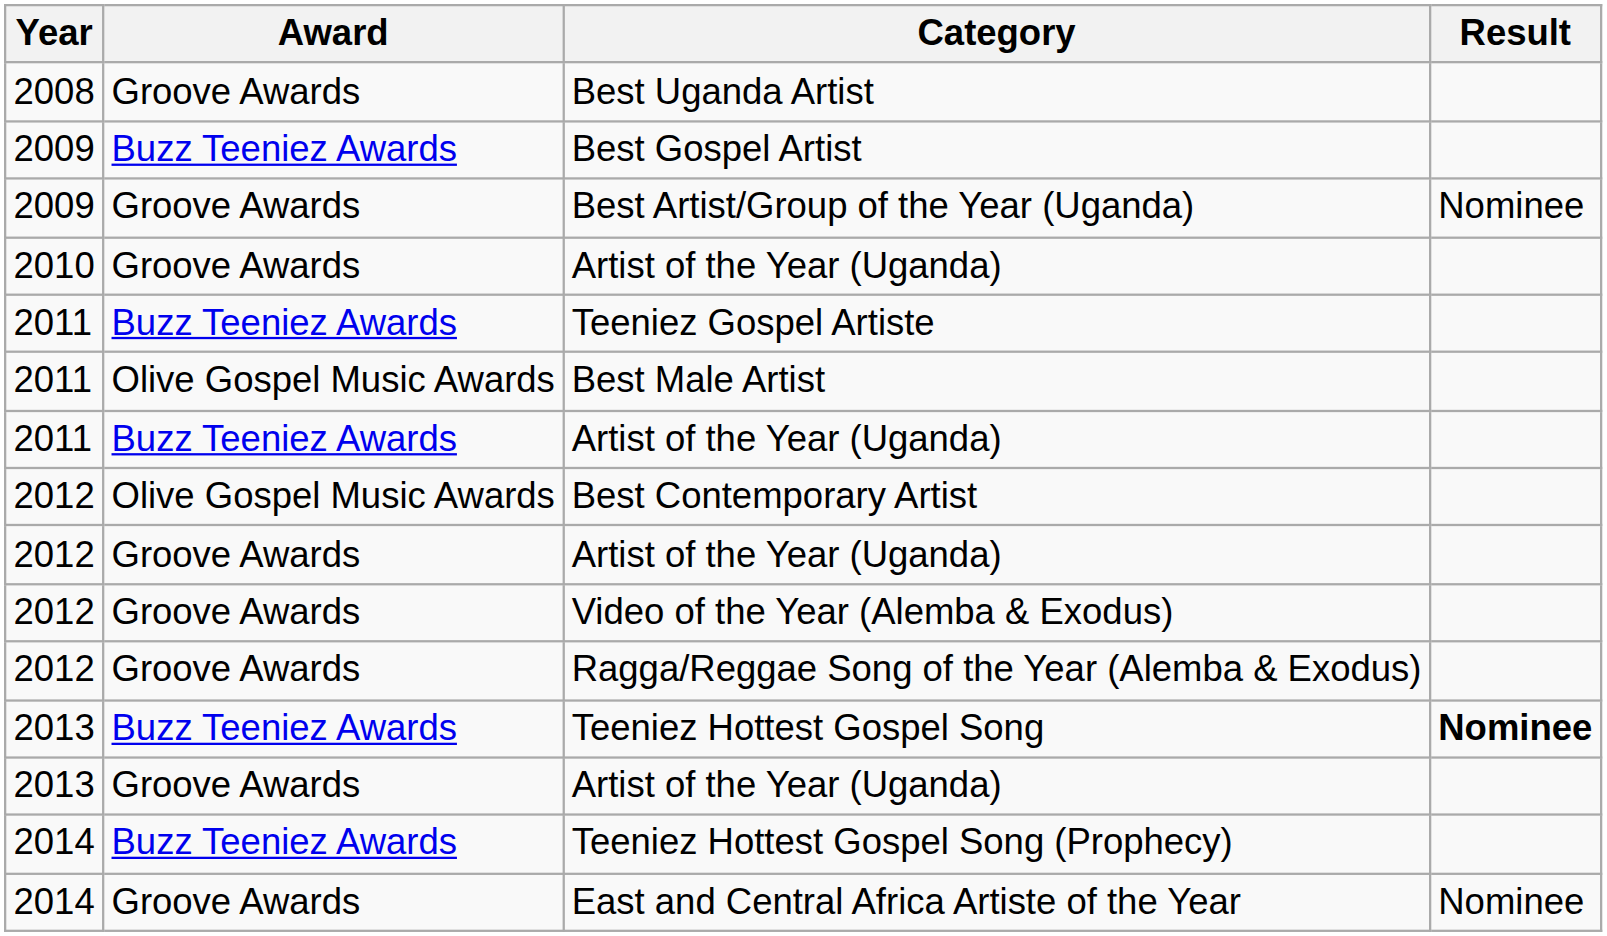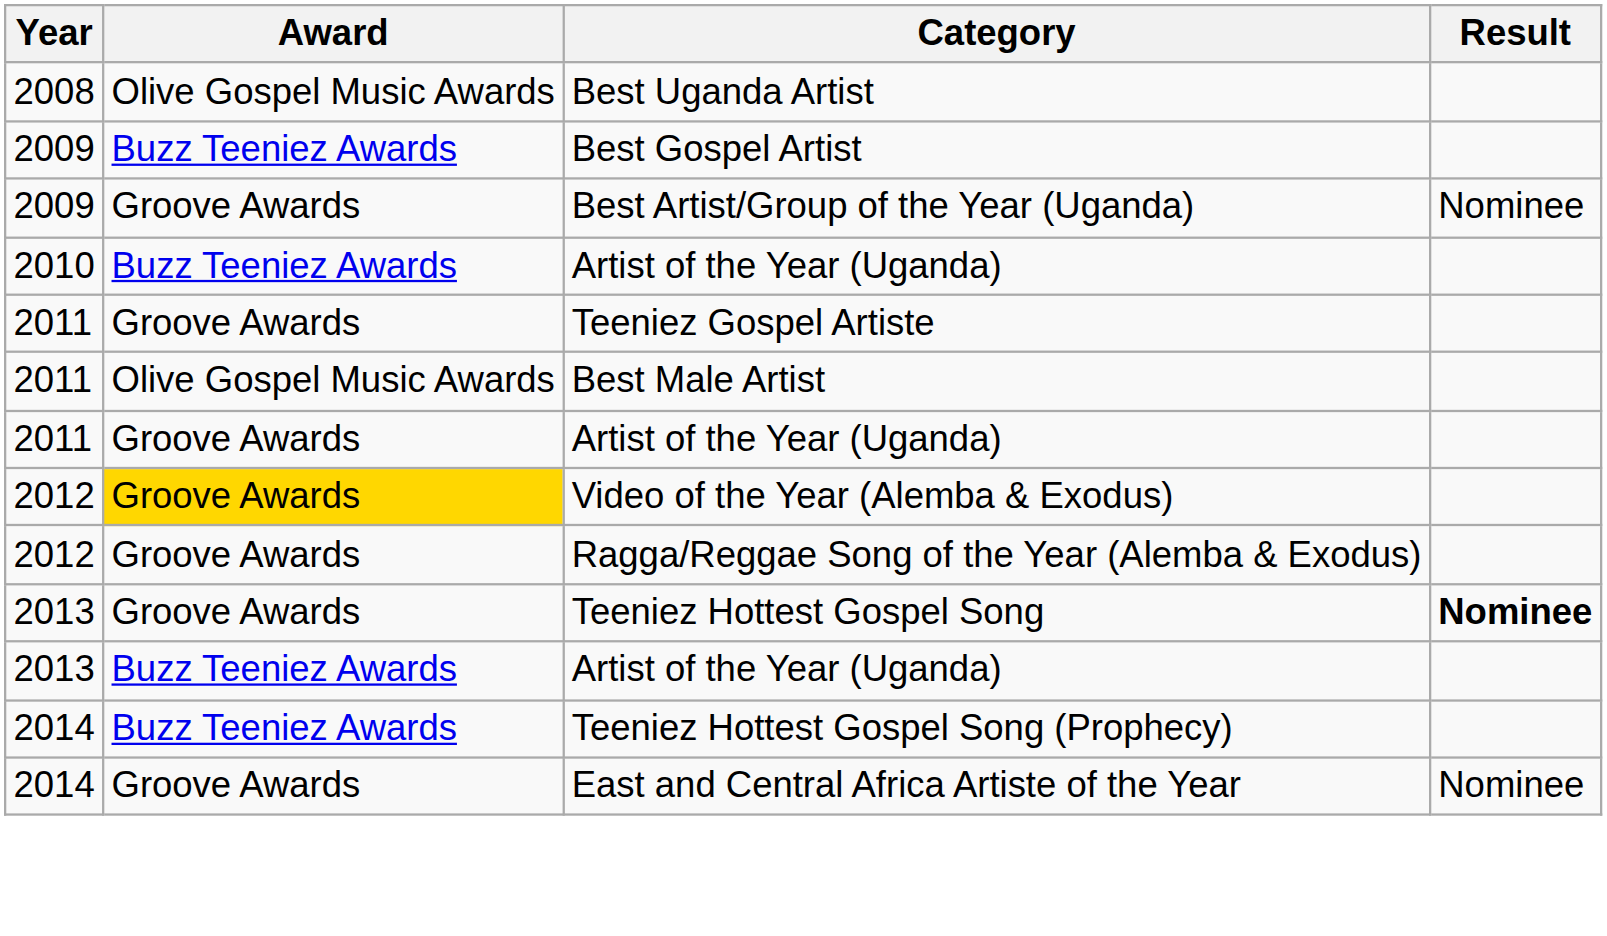(236, 91) Groove Awards -> (333, 91) Olive Gospel Music Awards
(236, 264) Groove Awards -> (284, 264) Buzz Teeniez Awards
(284, 322) Buzz Teeniez Awards -> (236, 322) Groove Awards
(284, 438) Buzz Teeniez Awards -> (236, 438) Groove Awards
- row: (54, 496)
- row: (54, 554)
(236, 611) no background -> (236, 496) gold background
(284, 727) Buzz Teeniez Awards -> (236, 611) Groove Awards
(236, 785) Groove Awards -> (284, 669) Buzz Teeniez Awards
